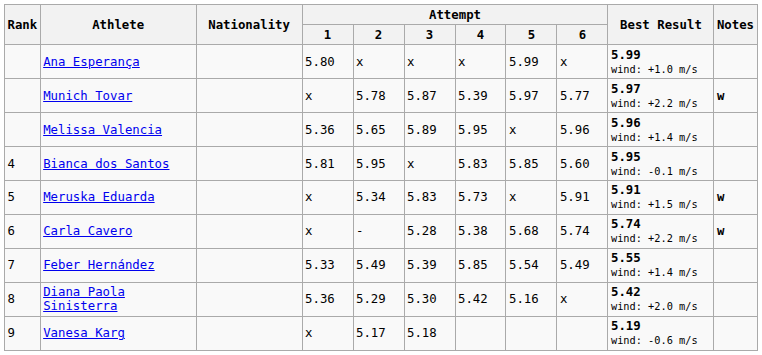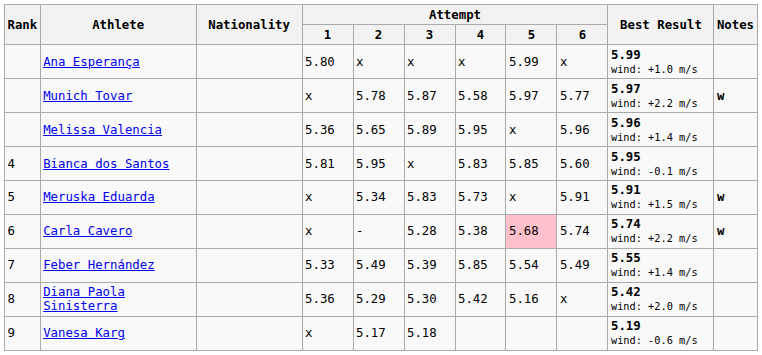(473, 96) 5.39 -> (473, 96) 5.58
(524, 231) no background -> (524, 231) pink background
